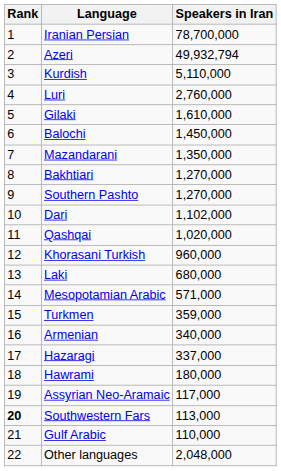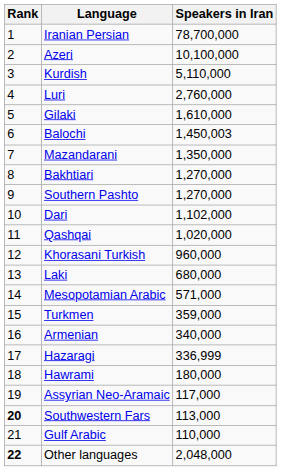(207, 54) 49,932,794 -> (207, 54) 10,100,000
(204, 134) 1,450,000 -> (204, 134) 1,450,003
(198, 355) 337,000 -> (198, 355) 336,999
(14, 455) normal -> (14, 455) bold
